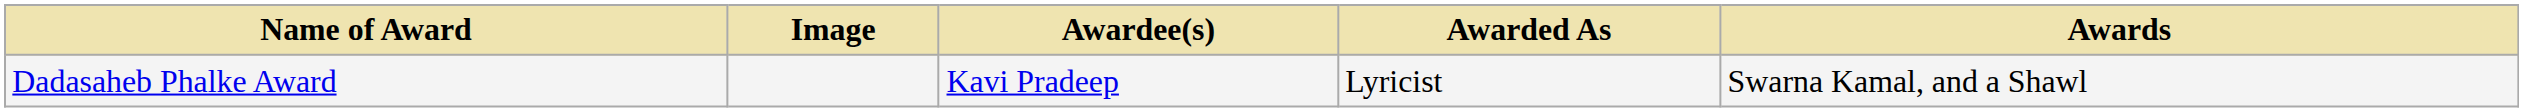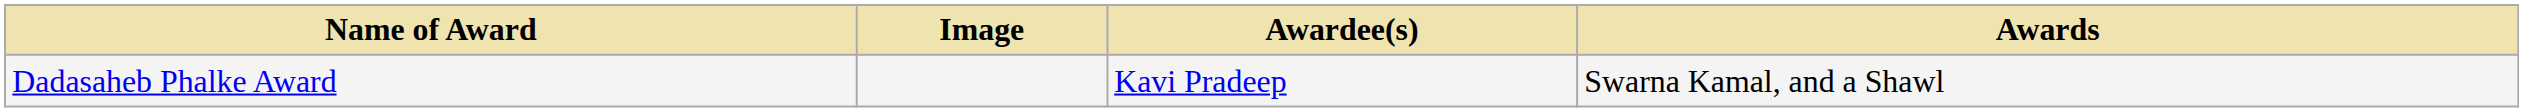- column: (1529, 29)
